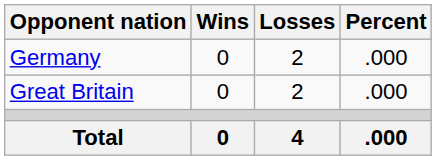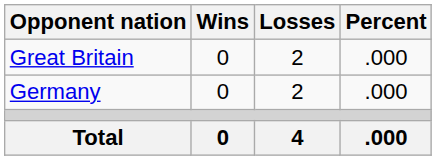rows swapped: (72, 92) <-> (55, 57)
